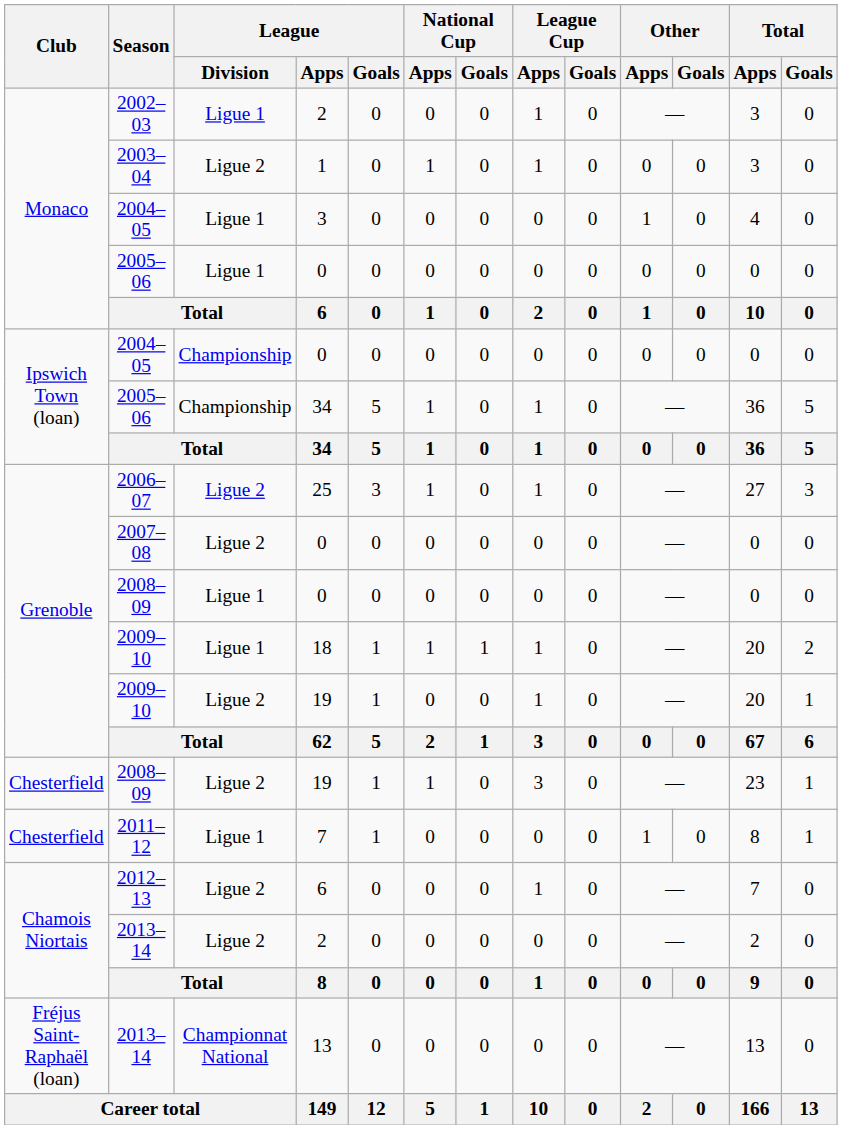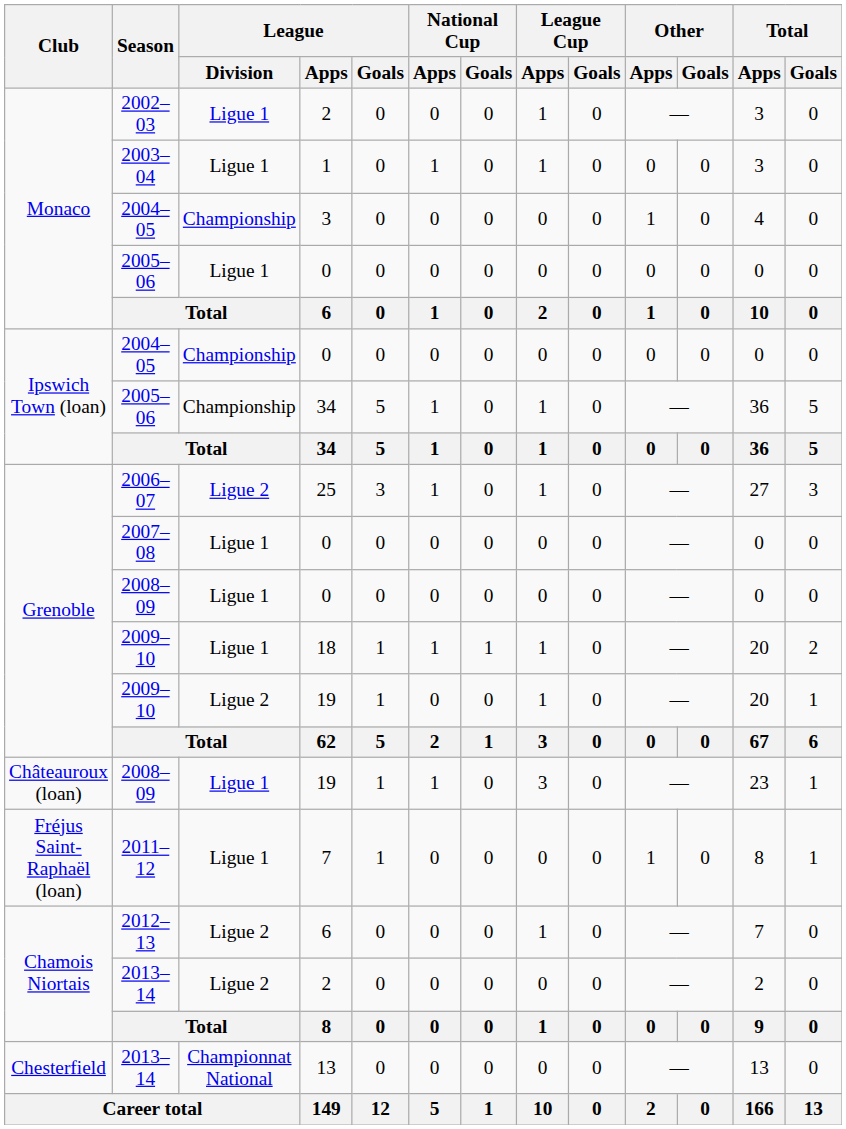(235, 166) Ligue 2 -> (239, 166) Ligue 1
(235, 218) Ligue 1 -> (239, 218) Championship
(235, 542) Ligue 2 -> (239, 542) Ligue 1
(56, 783) Chesterfield -> (59, 783) Châteauroux (loan)
(235, 783) Ligue 2 -> (239, 783) Ligue 1
(56, 835) Chesterfield -> (59, 857) Fréjus Saint-Raphaël (loan)
(56, 1045) Fréjus Saint-Raphaël (loan) -> (59, 1067) Chesterfield
